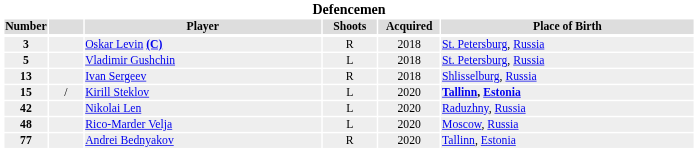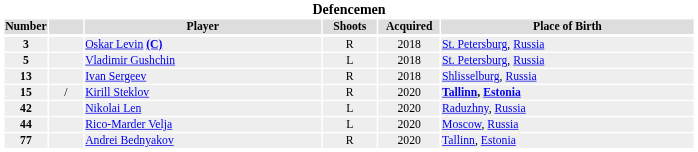(350, 92) L -> (350, 92) R
(26, 124) 48 -> (26, 124) 44
